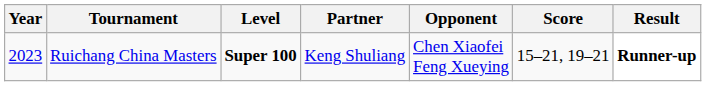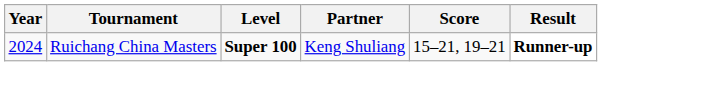- column: (461, 18)
(25, 56) 2023 -> (25, 46) 2024
